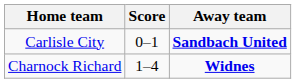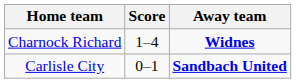rows swapped: (65, 41) <-> (65, 66)
